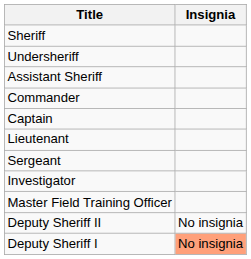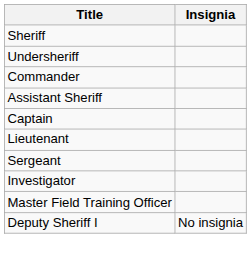rows swapped: (55, 77) <-> (44, 98)
- row: (54, 222)
(210, 243) lightsalmon background -> (210, 222) no background
